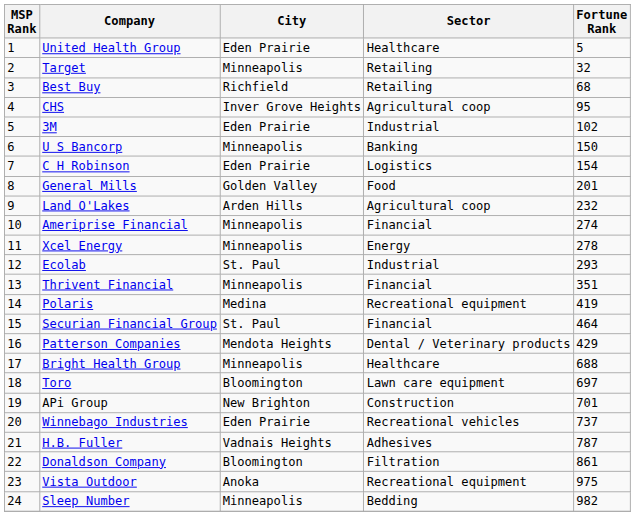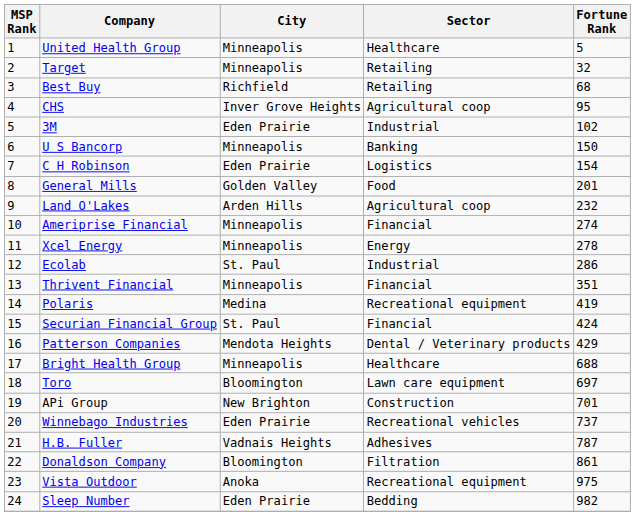(266, 48) Eden Prairie -> (263, 48) Minneapolis
(587, 265) 293 -> (587, 265) 286
(587, 324) 464 -> (587, 324) 424
(263, 501) Minneapolis -> (266, 501) Eden Prairie
